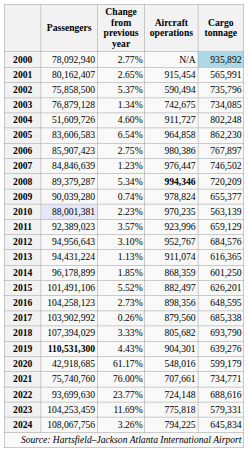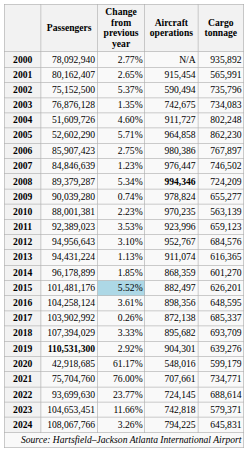(226, 59) lightblue background -> (226, 59) no background
(74, 90) 75,858,500 -> (74, 90) 75,152,500
(74, 105) 76,879,128 -> (74, 105) 76,876,128
(130, 105) 1.34% -> (130, 105) 1.35%
(226, 105) 734,085 -> (226, 105) 734,083
(74, 135) 83,606,583 -> (74, 135) 52,602,290
(130, 135) 6.54% -> (130, 135) 5.71%
(226, 181) 720,209 -> (226, 181) 724,209
(226, 196) 655,377 -> (226, 196) 655,277
(74, 211) lavender background -> (74, 211) no background
(130, 227) 3.57% -> (130, 227) 3.53%
(226, 227) 659,129 -> (226, 227) 659,123
(226, 272) 601,250 -> (226, 272) 601,270
(71, 288) 101,491,106 -> (71, 288) 101,481,176
(130, 288) no background -> (130, 288) lightblue background
(71, 303) 104,258,123 -> (71, 303) 104,258,124
(130, 303) 2.73% -> (130, 303) 3.61%
(180, 318) 879,560 -> (180, 318) 872,138
(226, 318) 685,338 -> (226, 318) 685,337
(180, 333) 805,682 -> (180, 333) 895,682
(226, 333) 693,790 -> (226, 333) 693,709
(130, 349) 4.43% -> (130, 349) 2.92%
(74, 379) 75,740,760 -> (74, 379) 75,704,760
(180, 394) 724,148 -> (180, 394) 724,145
(226, 394) 688,616 -> (226, 394) 688,614
(71, 409) 104,253,459 -> (71, 409) 104,653,451
(128, 409) 11.69% -> (128, 409) 11.66%
(180, 409) 775,818 -> (180, 409) 742,818
(226, 409) 579,331 -> (226, 409) 579,371
(71, 425) 108,067,756 -> (71, 425) 108,067,766
(226, 425) 645,834 -> (226, 425) 645,831
